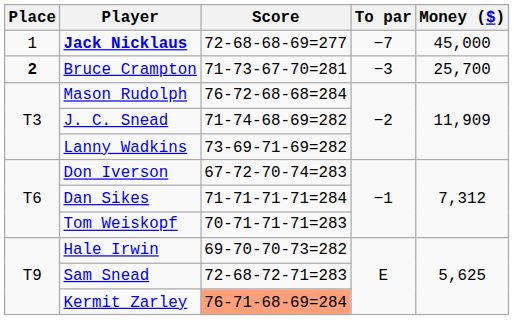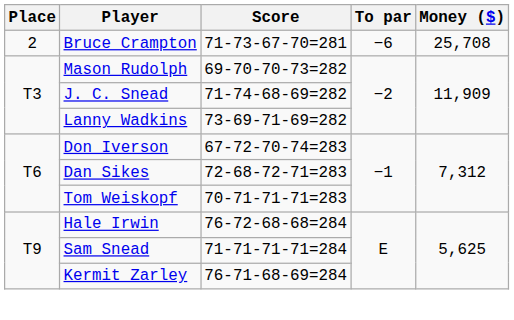- row: (125, 43)
(32, 69) bold -> (32, 43) normal
(383, 69) −3 -> (383, 43) −6
(462, 69) 25,700 -> (462, 43) 25,708
(276, 95) 76-72-68-68=284 -> (276, 69) 69-70-70-73=282
(276, 198) 71-71-71-71=284 -> (276, 173) 72-68-72-71=283
(276, 250) 69-70-70-73=282 -> (276, 224) 76-72-68-68=284
(276, 276) 72-68-72-71=283 -> (276, 250) 71-71-71-71=284
(276, 302) lightsalmon background -> (276, 276) no background
